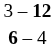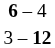rows swapped: (27, 11) <-> (27, 37)
